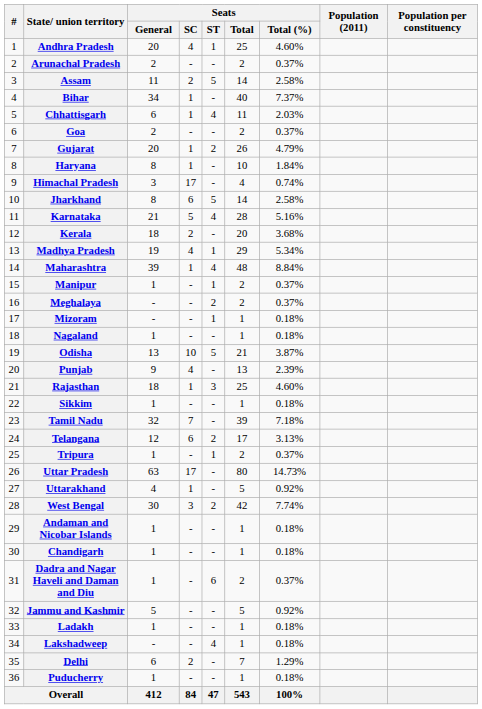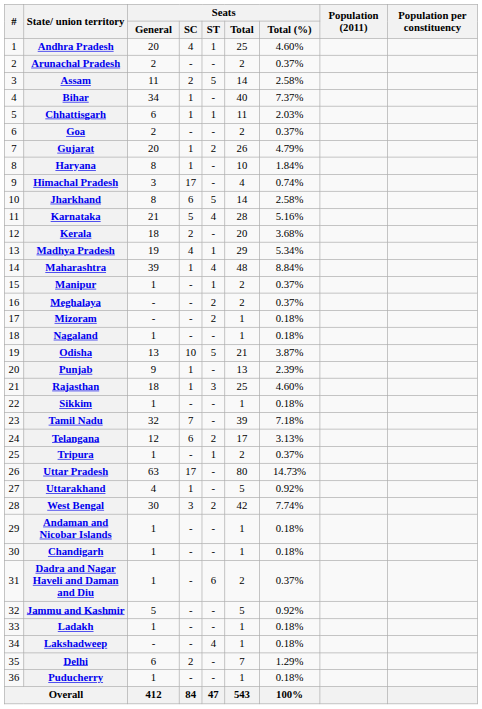(213, 115) 4 -> (213, 115) 1
(213, 319) 1 -> (213, 319) 2
(191, 370) 4 -> (191, 370) 1
